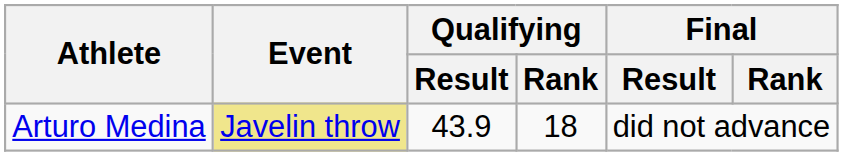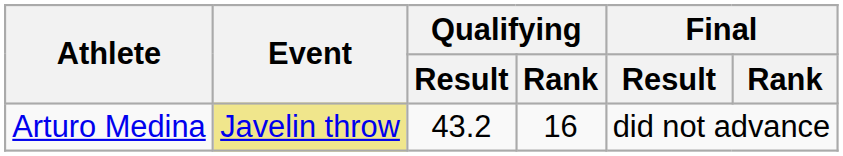(461, 127) 43.9 -> (461, 127) 43.2
(561, 127) 18 -> (561, 127) 16
